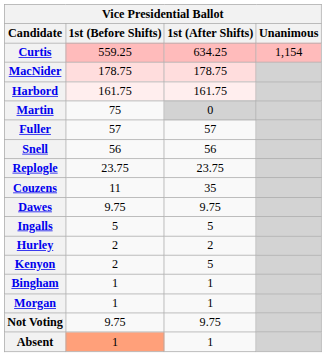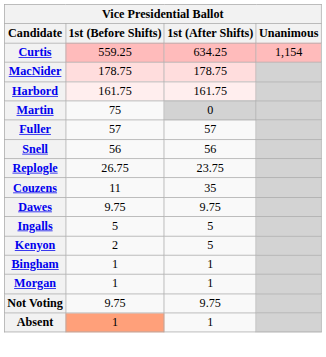(115, 168) 23.75 -> (115, 168) 26.75
- row: (35, 245)
